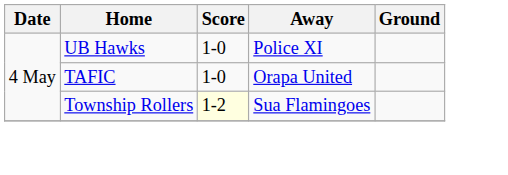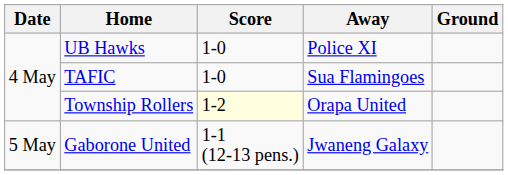(303, 76) Orapa United -> (366, 76) Sua Flamingoes
(312, 105) Sua Flamingoes -> (357, 105) Orapa United
+ row: (127, 144)
